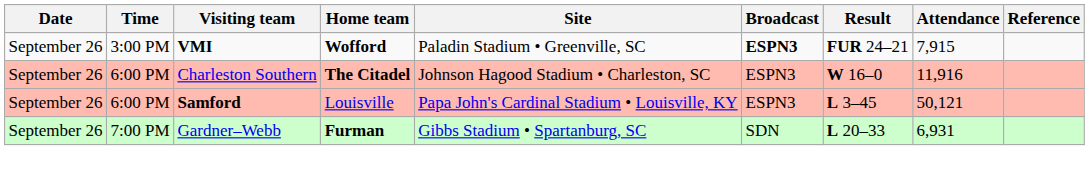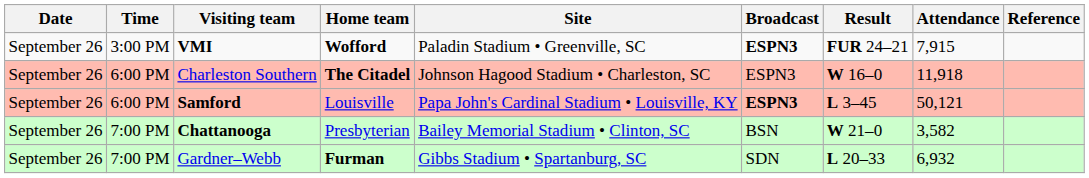(940, 74) 11,916 -> (940, 74) 11,918
(771, 102) normal -> (772, 102) bold
+ row: (224, 131)
(936, 131) 6,931 -> (936, 159) 6,932
